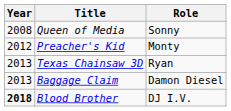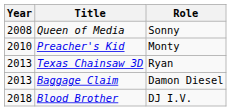(19, 47) 2012 -> (19, 47) 2010
(19, 98) bold -> (19, 98) normal
